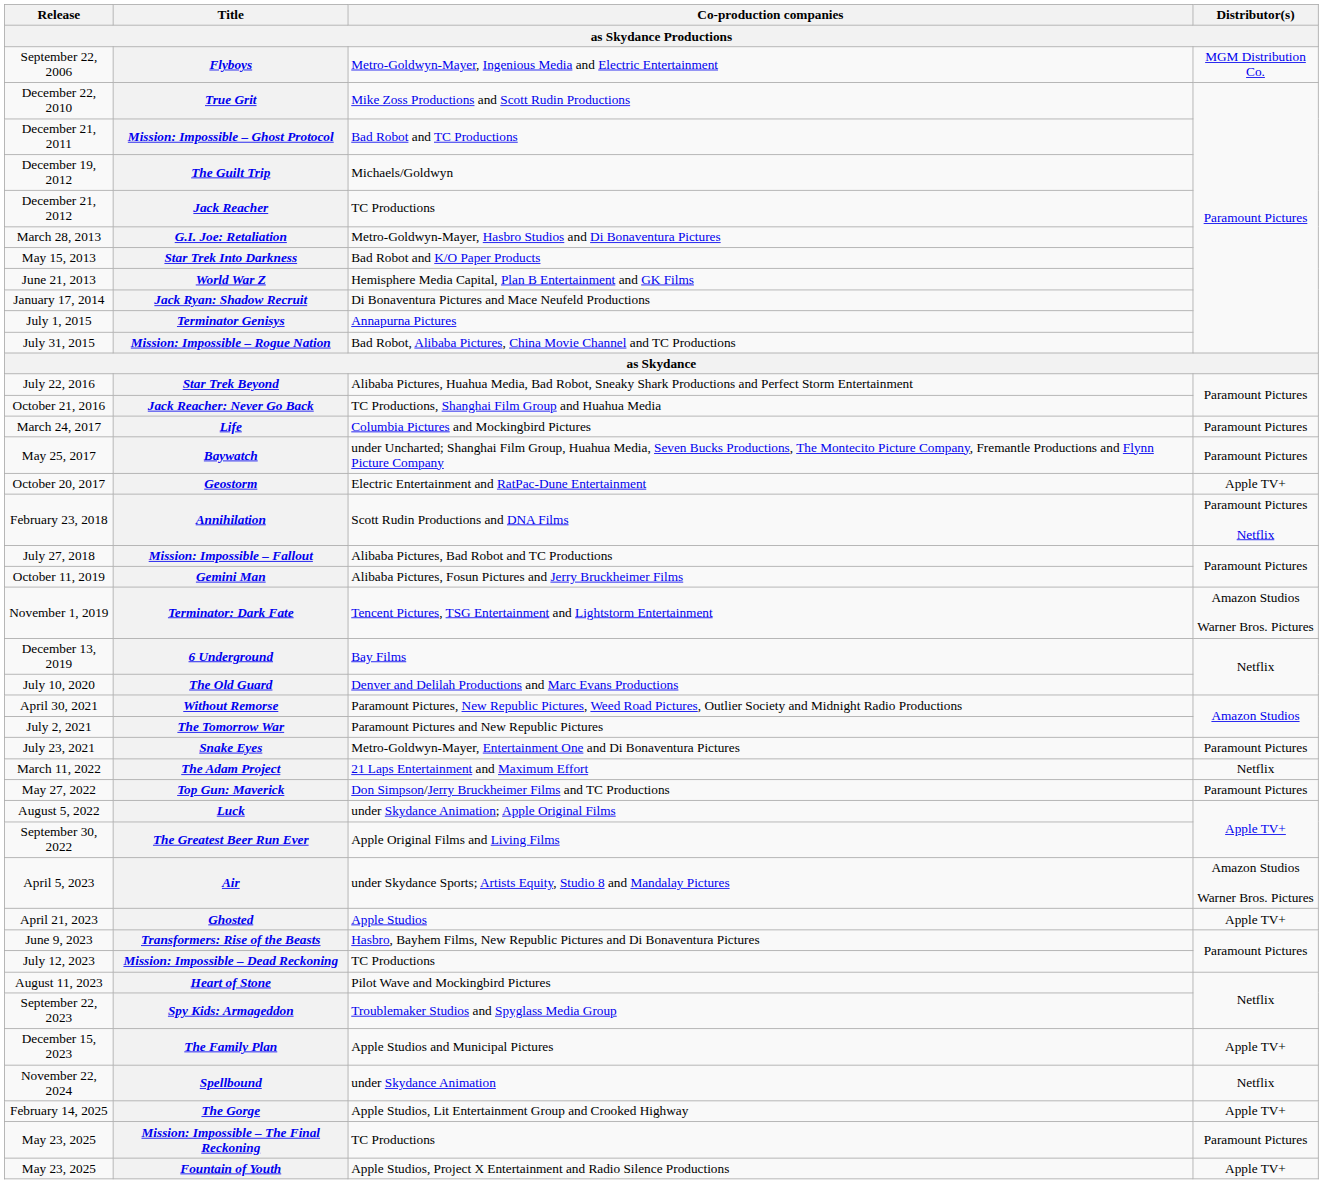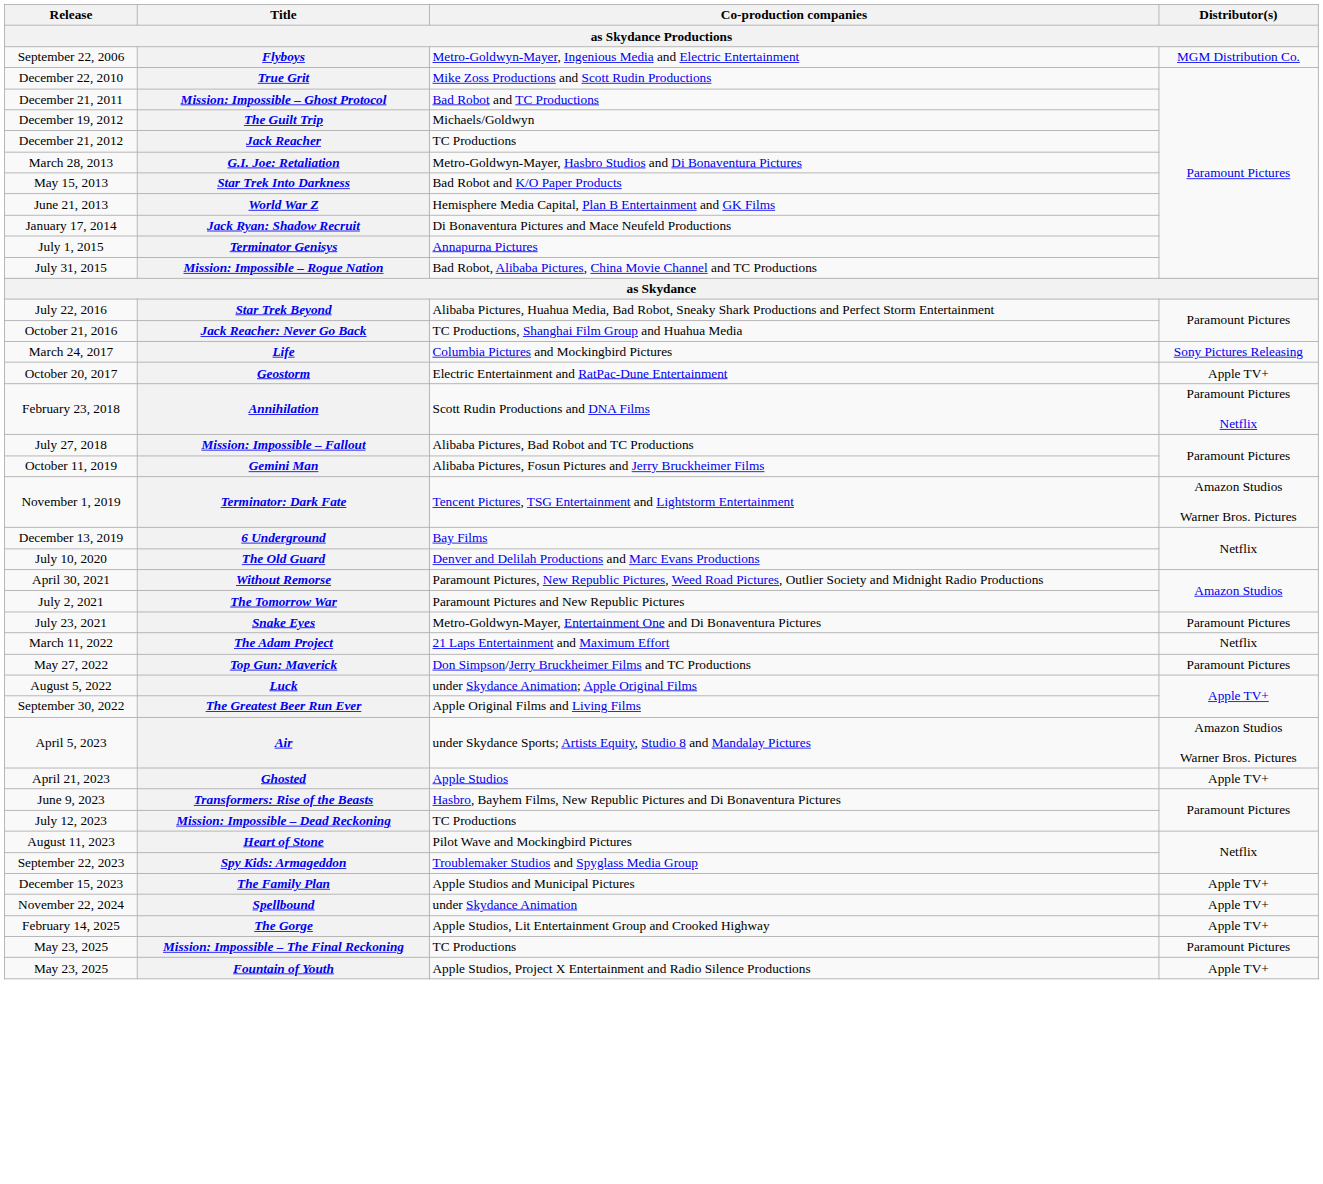(1255, 426) Paramount Pictures -> (1238, 352) Sony Pictures Releasing
- row: (231, 455)
(1255, 1082) Netflix -> (1238, 904) Apple TV+
